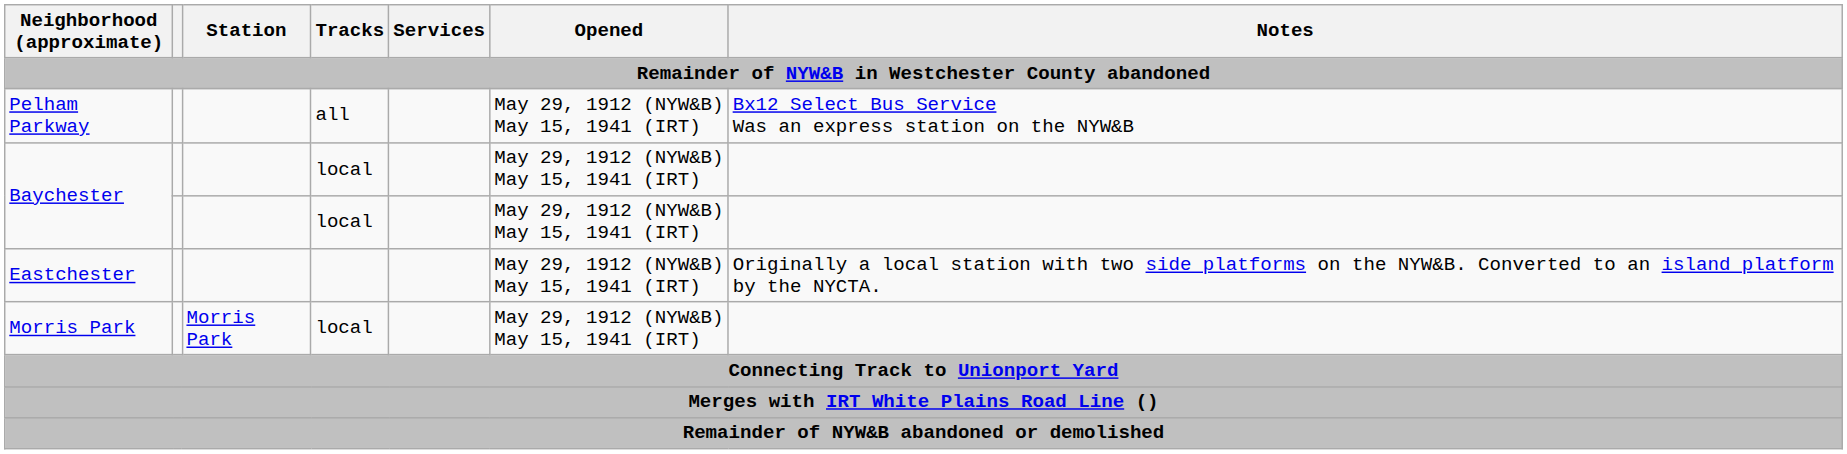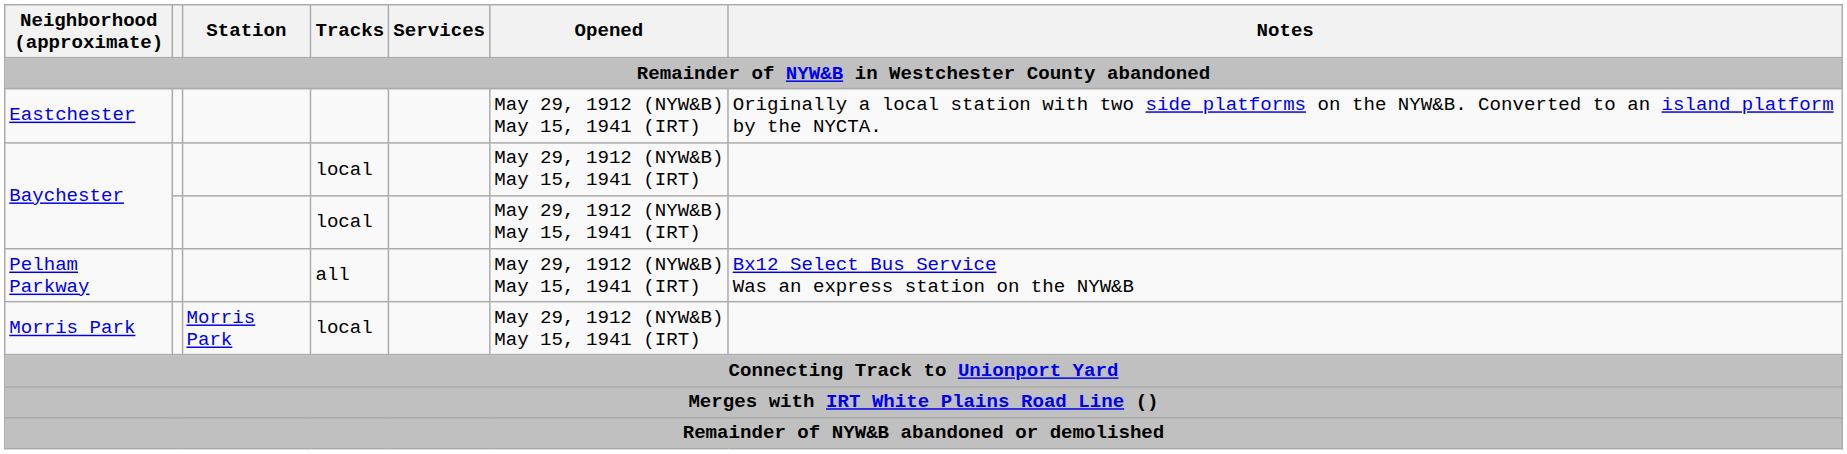rows swapped: (72, 275) <-> (49, 116)
